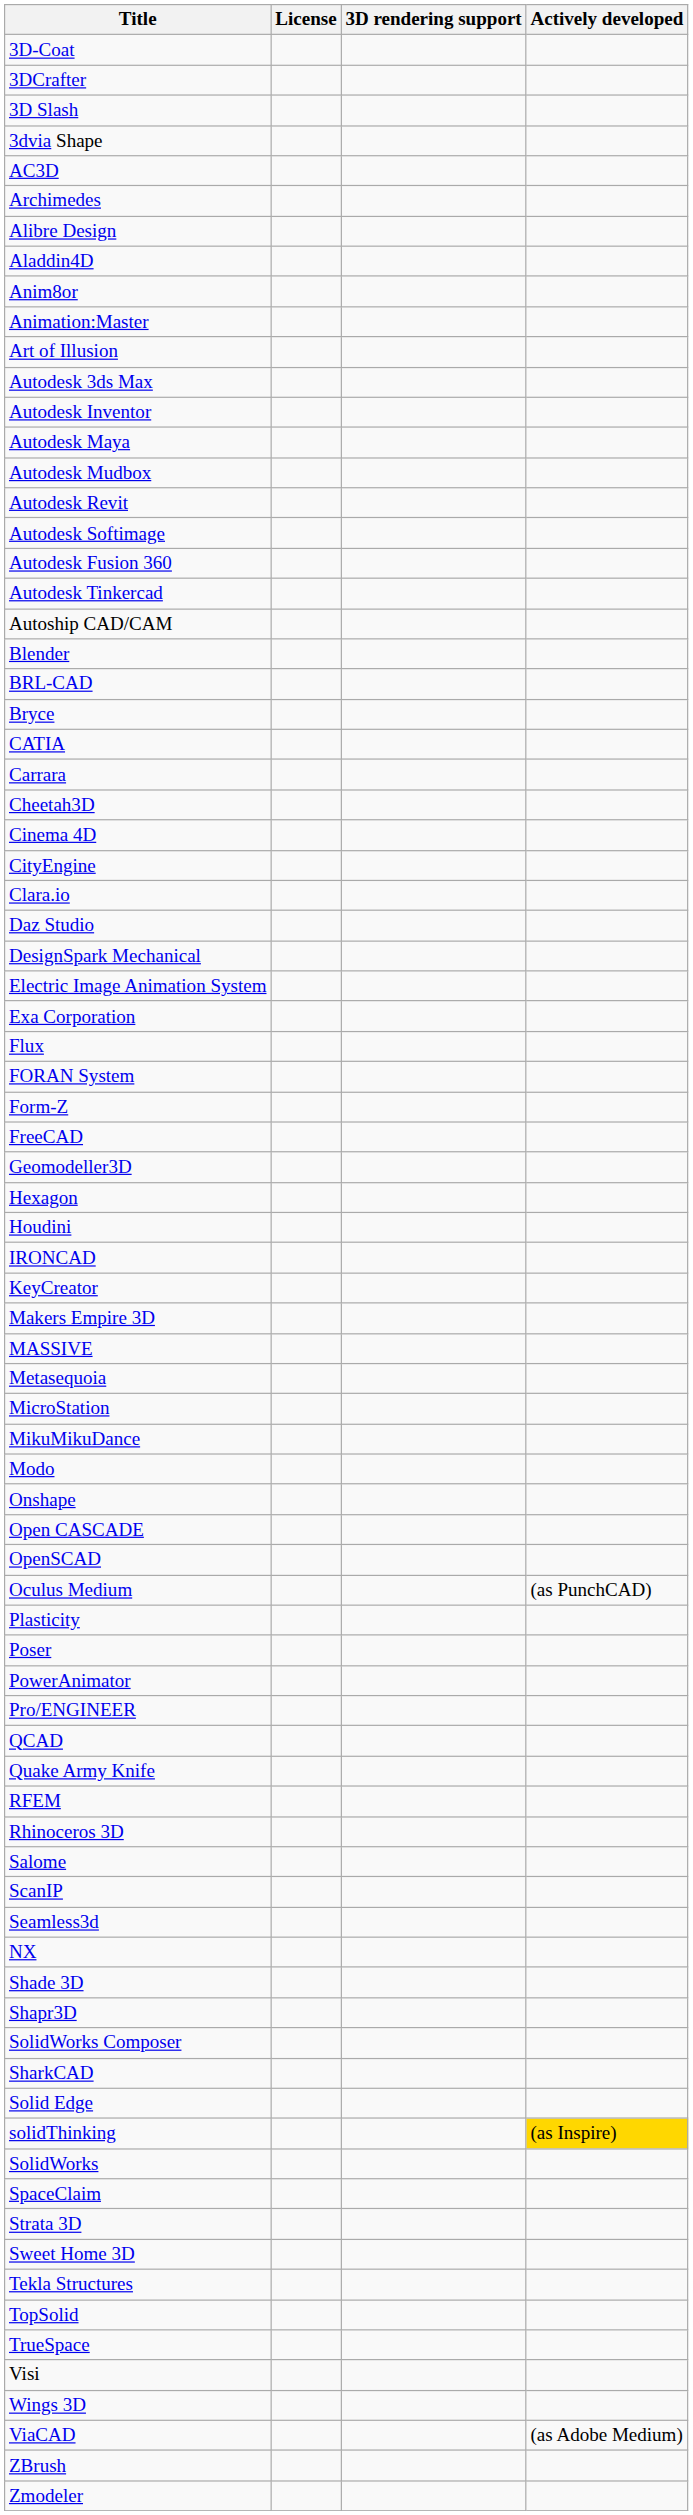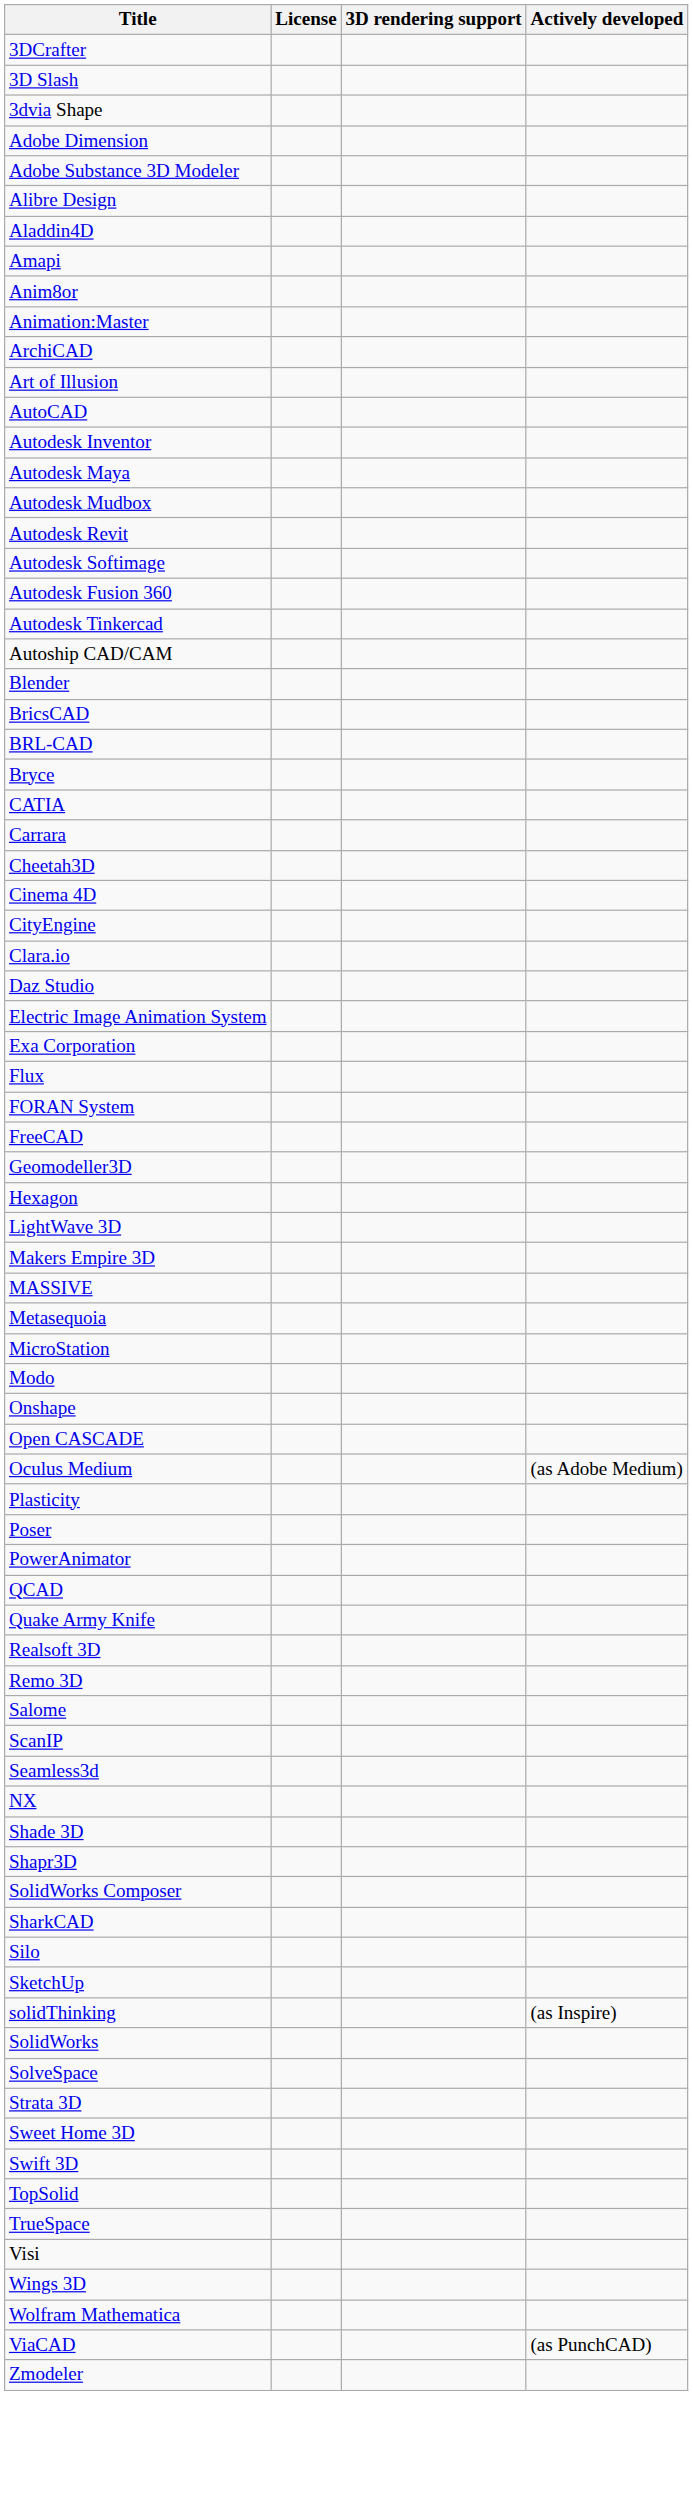- row: (42, 49)
- row: (34, 170)
+ row: (79, 140)
- row: (55, 200)
+ row: (124, 170)
+ row: (35, 261)
+ row: (51, 351)
+ row: (48, 412)
- row: (81, 381)
+ row: (49, 714)
- row: (105, 955)
- row: (39, 1106)
- row: (40, 1227)
- row: (52, 1257)
- row: (53, 1287)
+ row: (65, 1227)
- row: (75, 1438)
- row: (55, 1559)
(591, 1589) (as PunchCAD) -> (607, 1469) (as Adobe Medium)
- row: (72, 1710)
+ row: (55, 1650)
+ row: (46, 1680)
- row: (35, 1801)
- row: (66, 1831)
+ row: (24, 1952)
+ row: (47, 1982)
- row: (51, 2103)
(574, 2133) gold background -> (574, 2012) no background
+ row: (53, 2072)
- row: (55, 2193)
+ row: (44, 2163)
- row: (71, 2284)
+ row: (95, 2314)
(607, 2435) (as Adobe Medium) -> (591, 2344) (as PunchCAD)
- row: (38, 2465)
